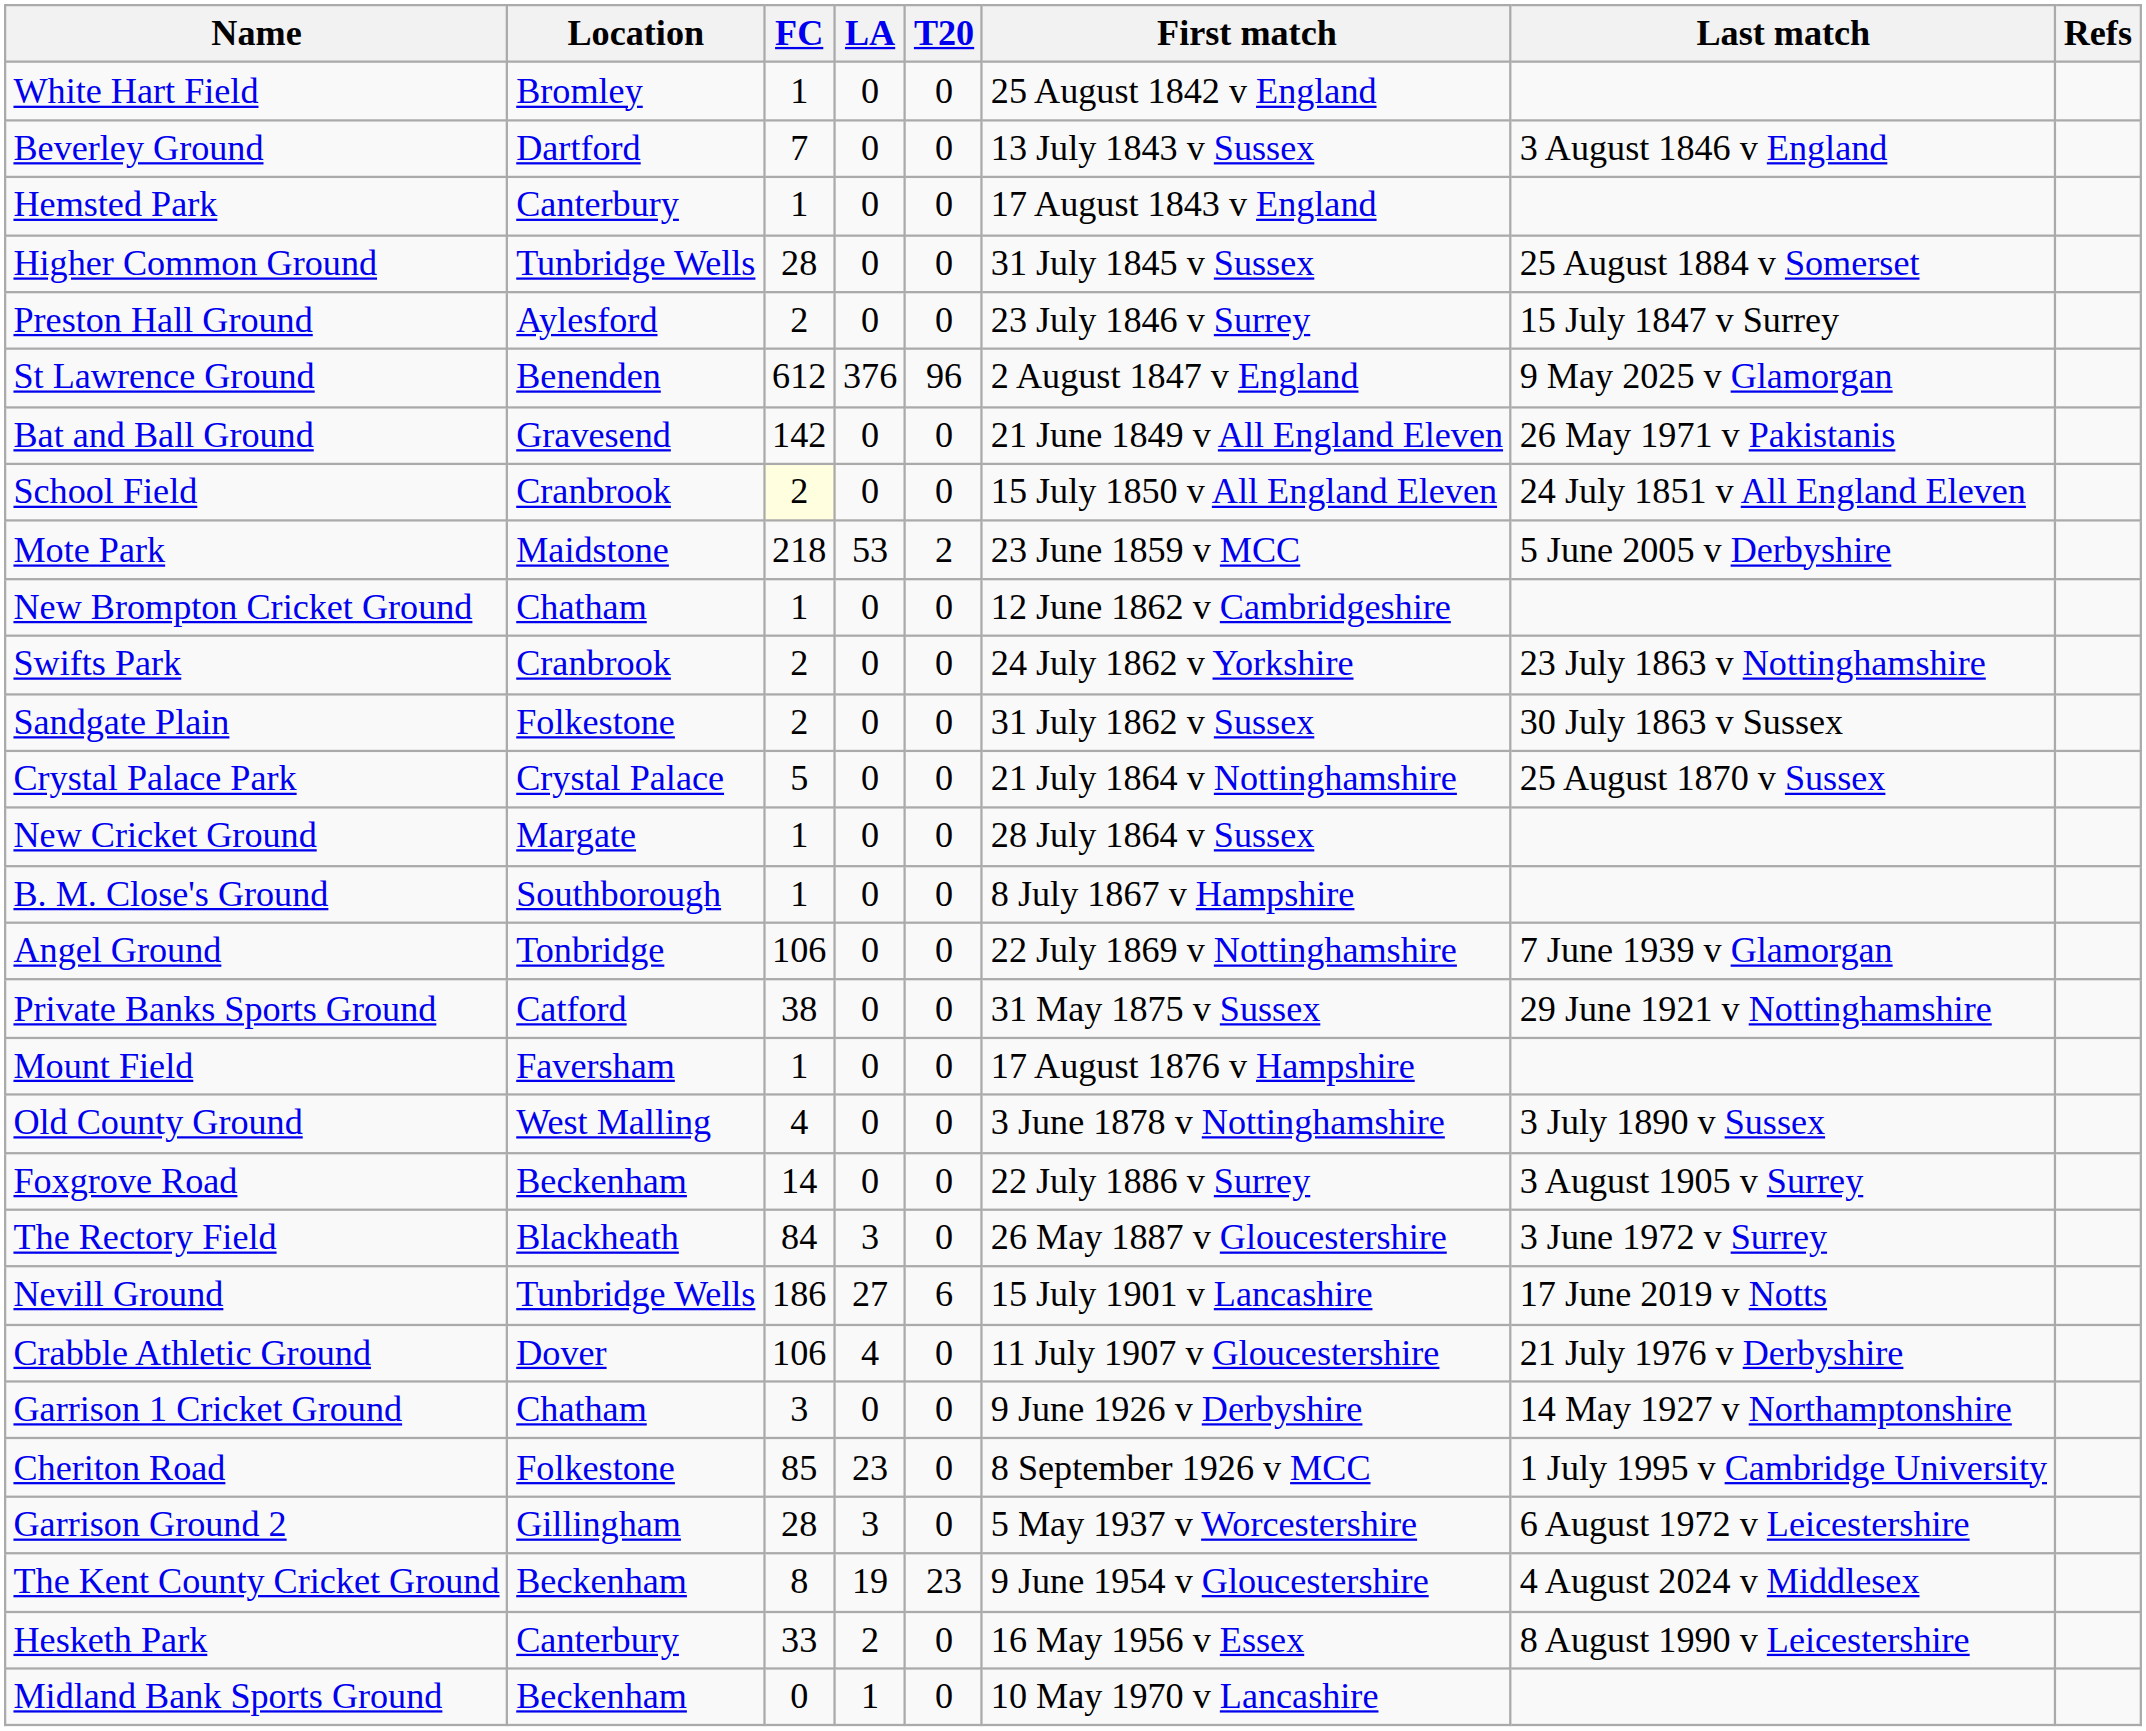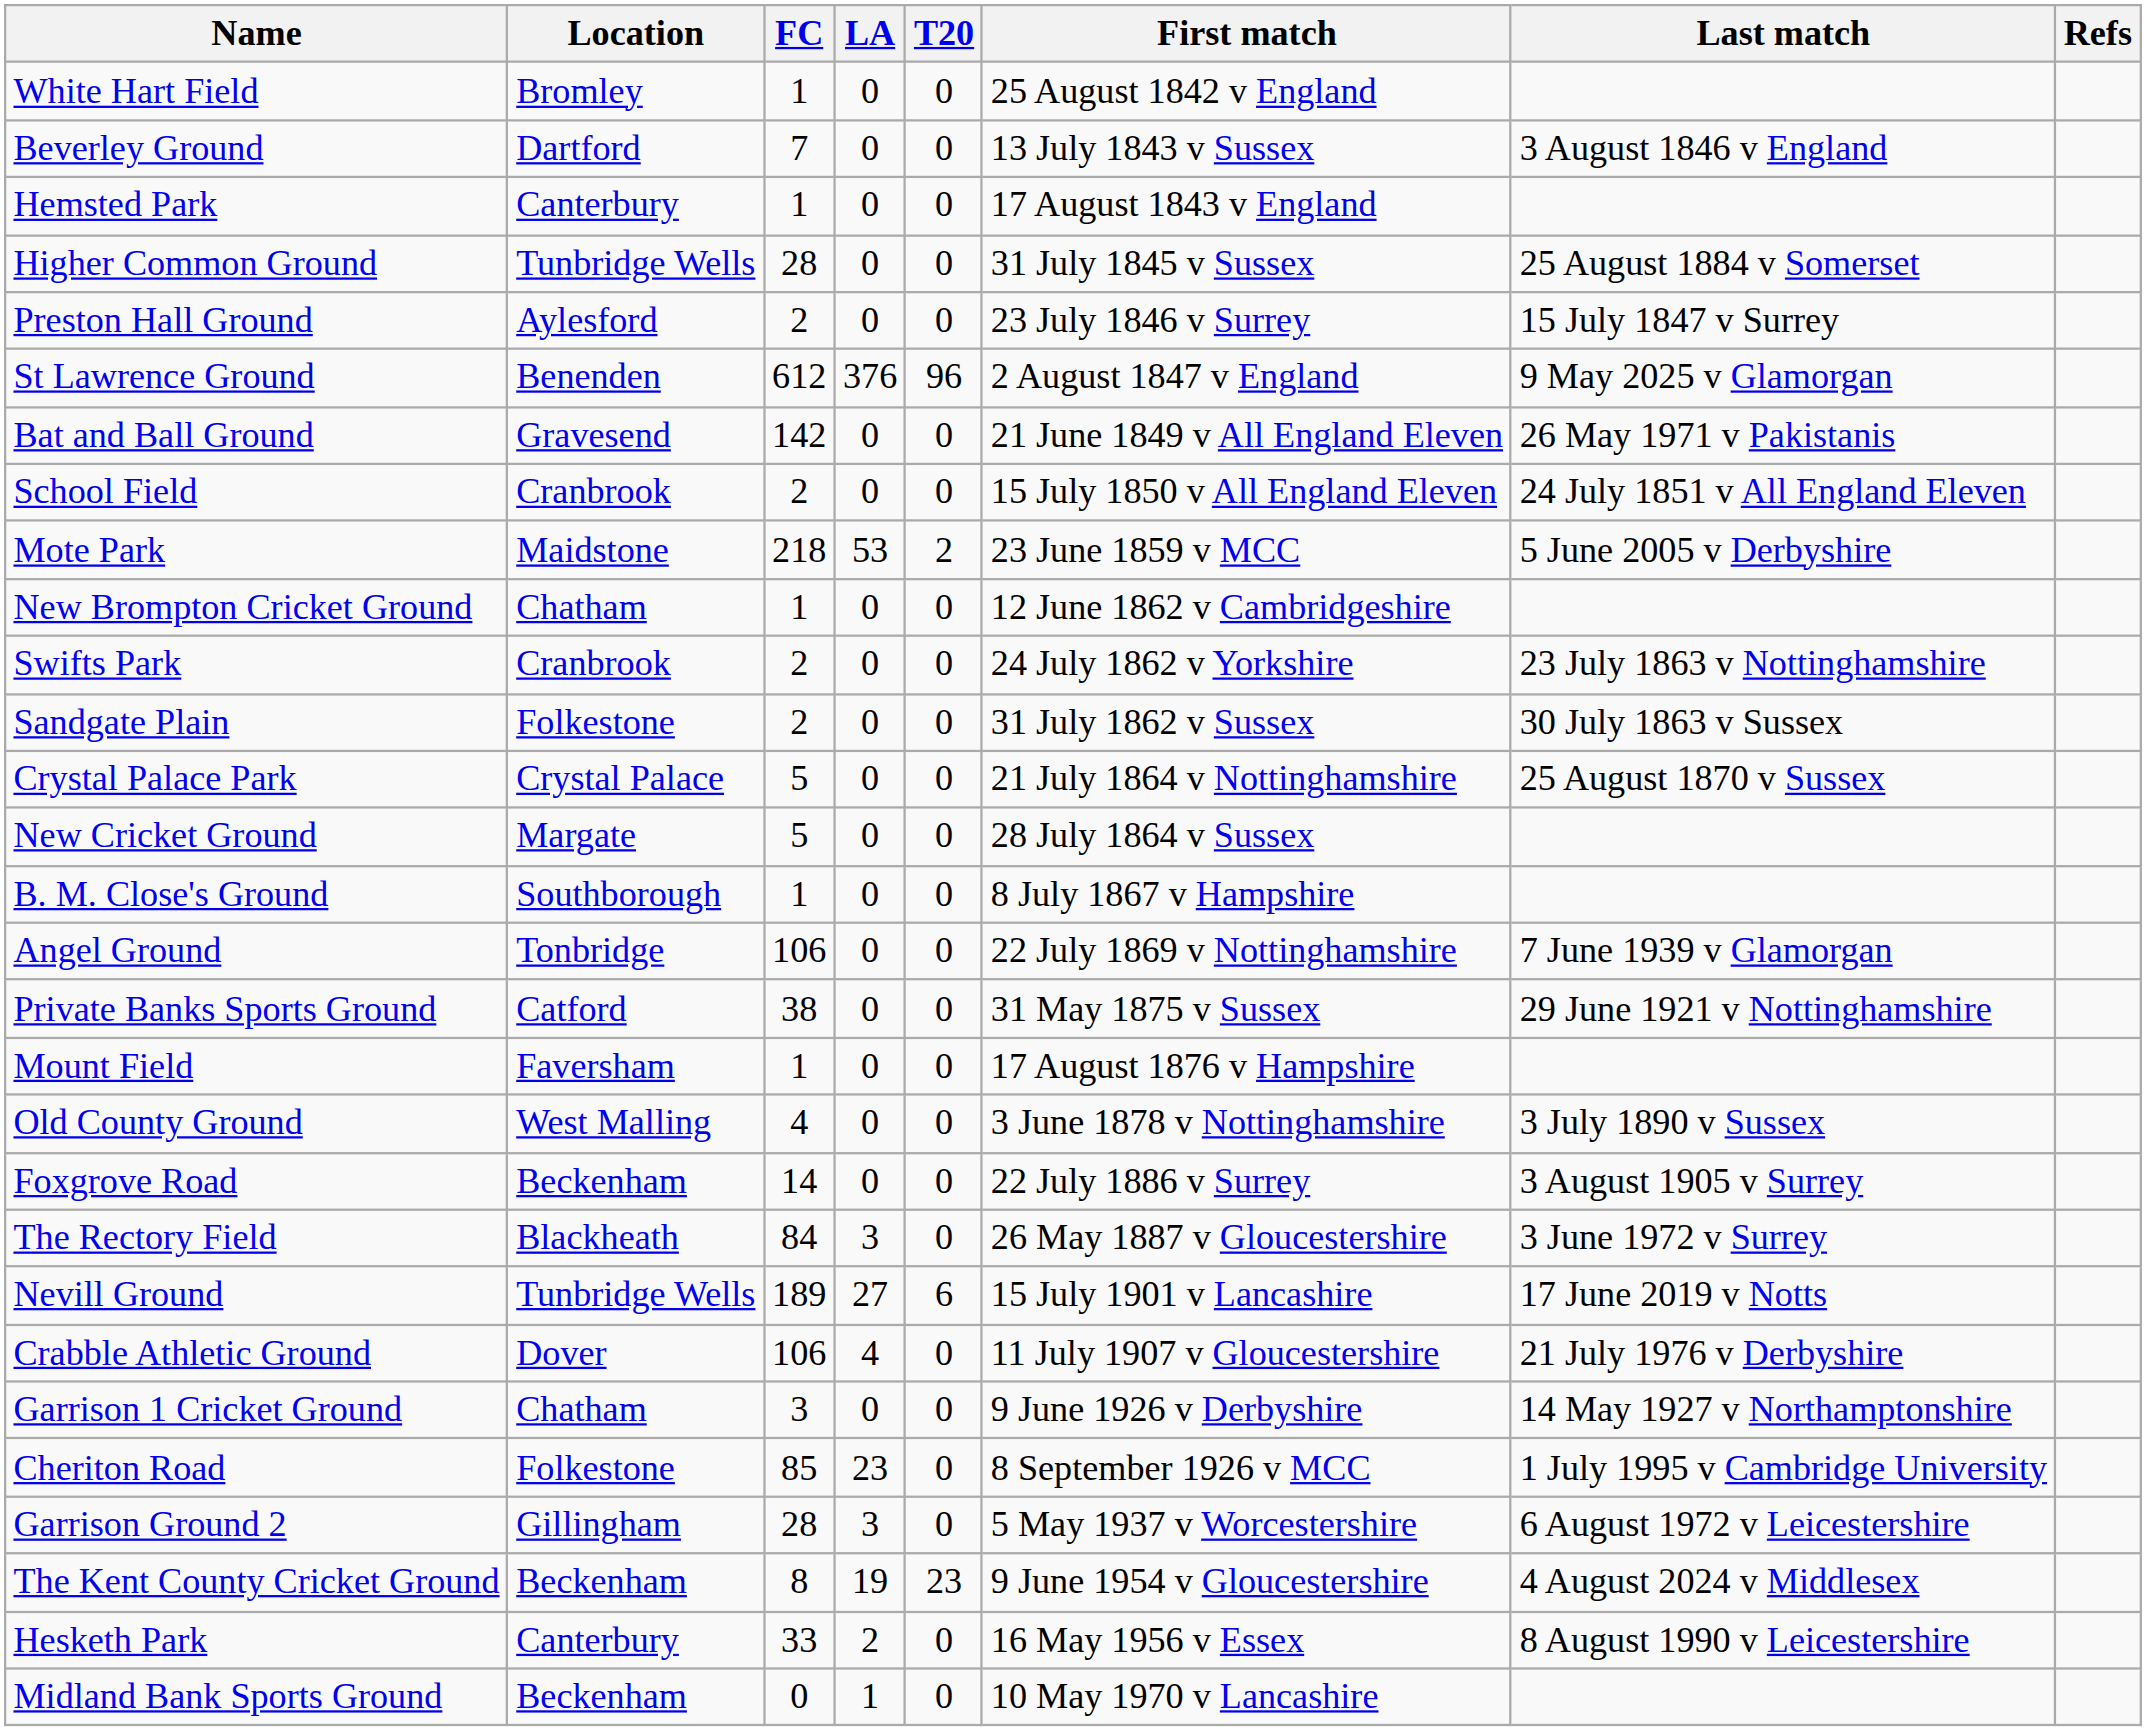(799, 491) lightyellow background -> (799, 491) no background
(799, 836) 1 -> (799, 836) 5
(799, 1294) 186 -> (799, 1294) 189
